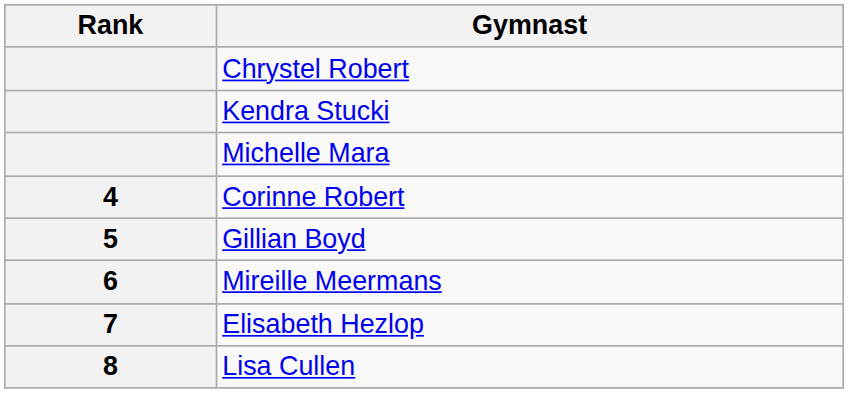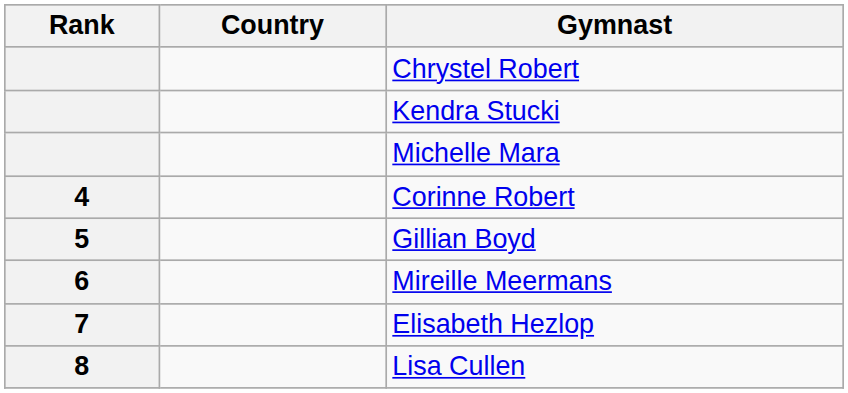+ column: (272, 25)
